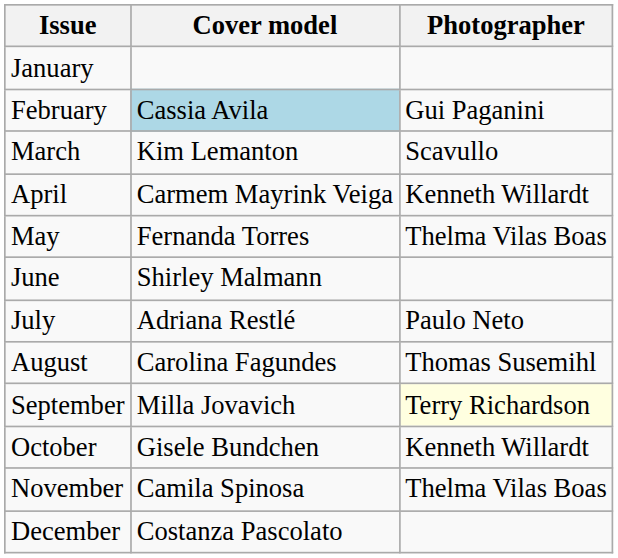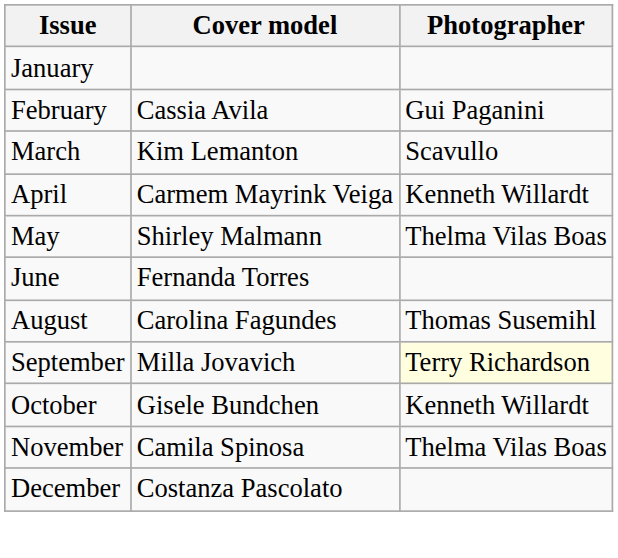(203, 109) lightblue background -> (203, 109) no background
(223, 236) Fernanda Torres -> (229, 236) Shirley Malmann
(229, 278) Shirley Malmann -> (223, 278) Fernanda Torres
- row: (33, 320)
